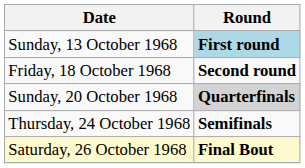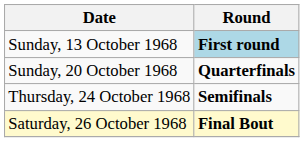- row: (90, 70)
(246, 96) lightgrey background -> (246, 70) no background
